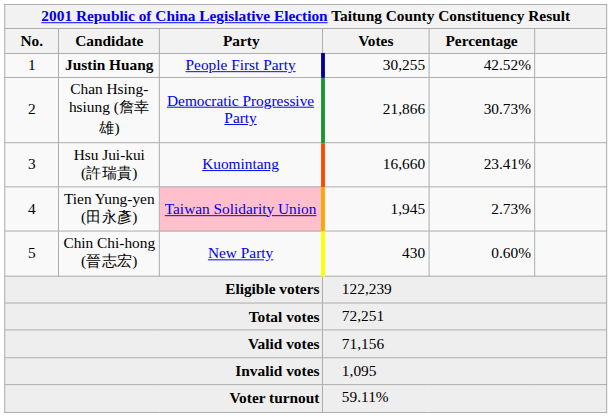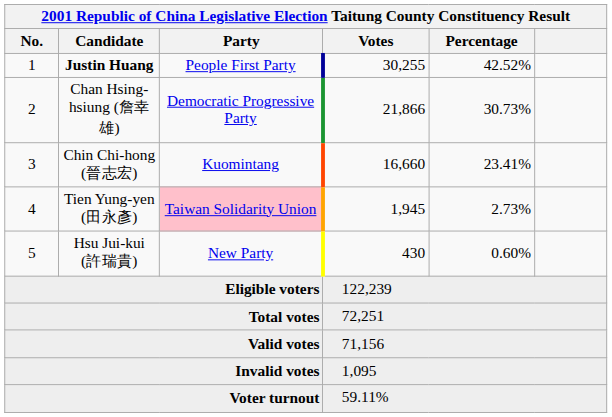(109, 163) Hsu Jui-kui (許瑞貴) -> (109, 163) Chin Chi-hong (晉志宏)
(109, 252) Chin Chi-hong (晉志宏) -> (109, 252) Hsu Jui-kui (許瑞貴)
